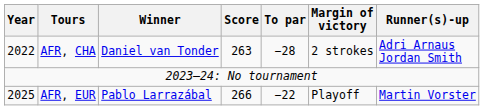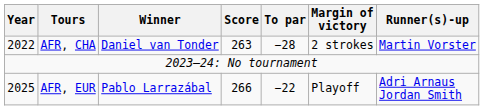(421, 52) Adri Arnaus Jordan Smith -> (427, 46) Martin Vorster
(427, 96) Martin Vorster -> (421, 89) Adri Arnaus Jordan Smith
